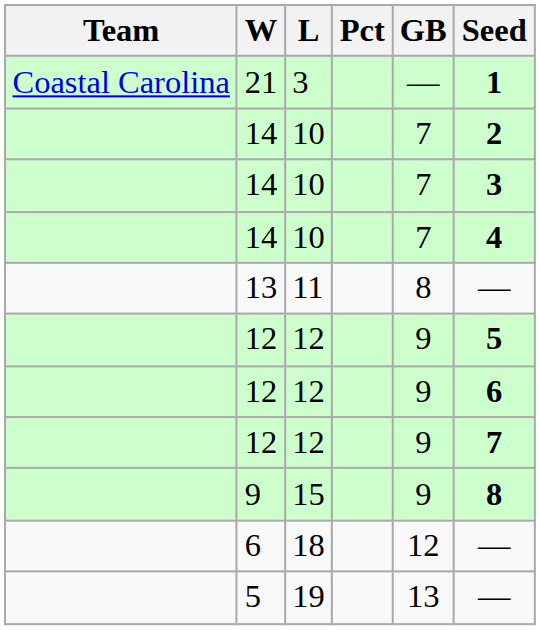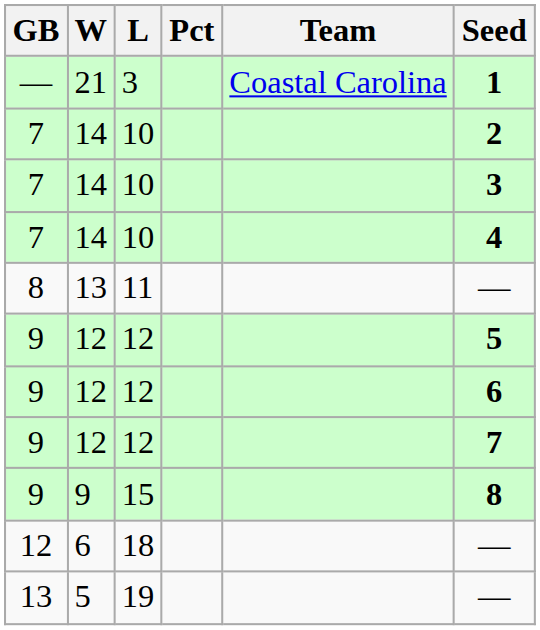columns swapped: (121, 30) <-> (423, 30)
